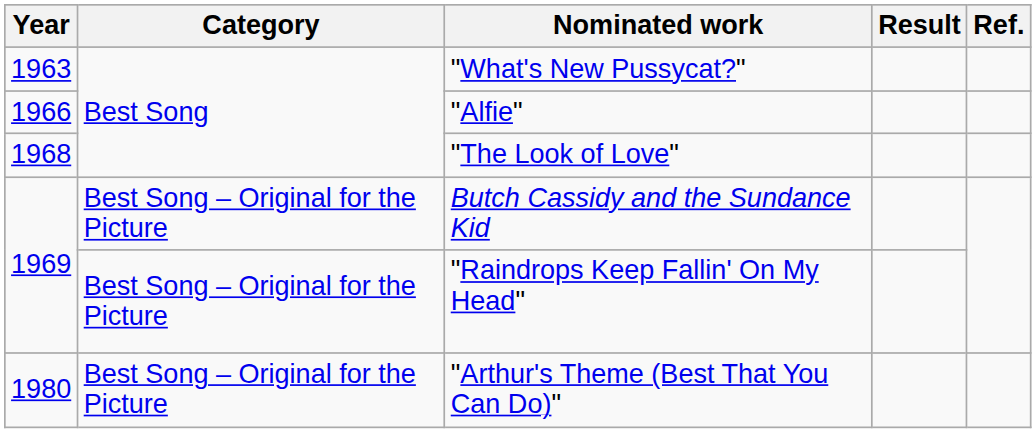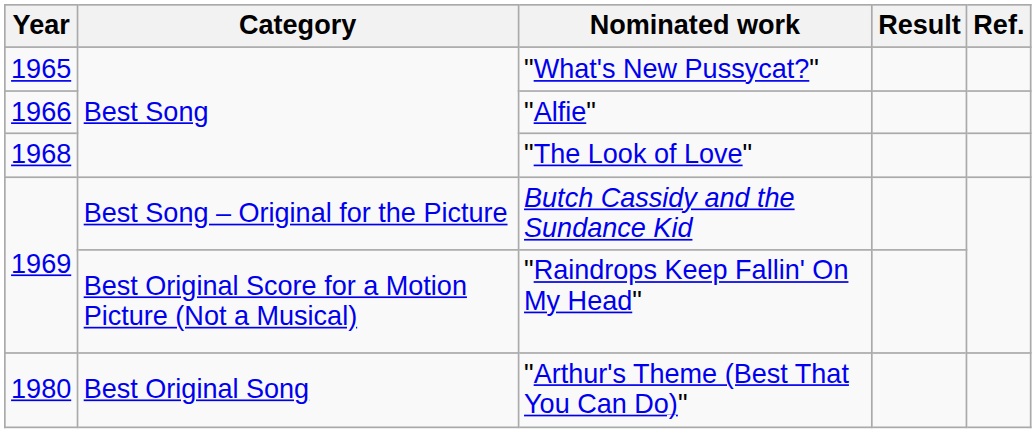(41, 68) 1963 -> (41, 68) 1965
(250, 301) Best Song – Original for the Picture -> (275, 301) Best Original Score for a Motion Picture (Not a Musical)
(250, 389) Best Song – Original for the Picture -> (196, 389) Best Original Song
